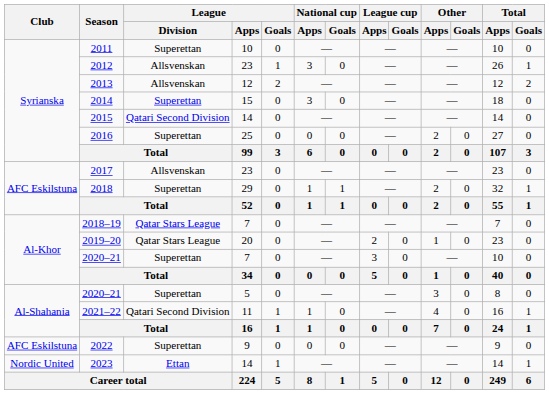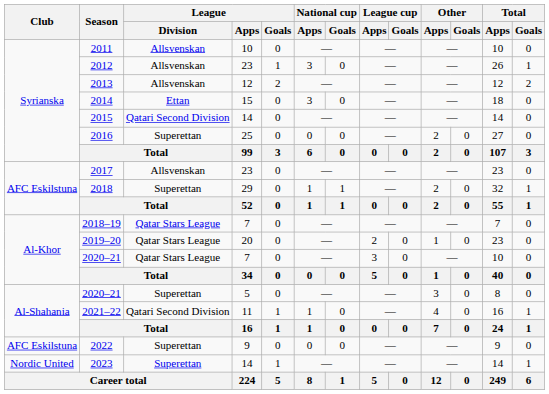(178, 48) Superettan -> (178, 48) Allsvenskan
(178, 100) Superettan -> (178, 100) Ettan
(178, 258) Superettan -> (178, 258) Qatar Stars League
(178, 363) Ettan -> (178, 363) Superettan
